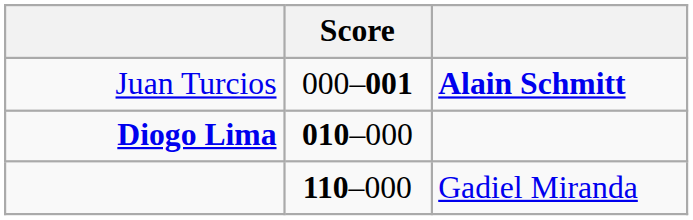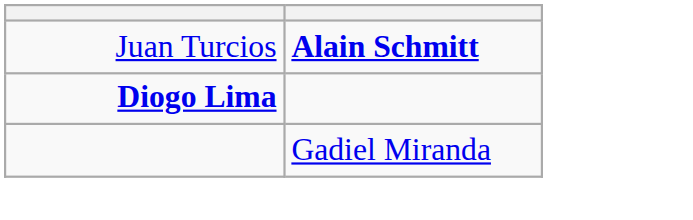- column: (357, 31)
